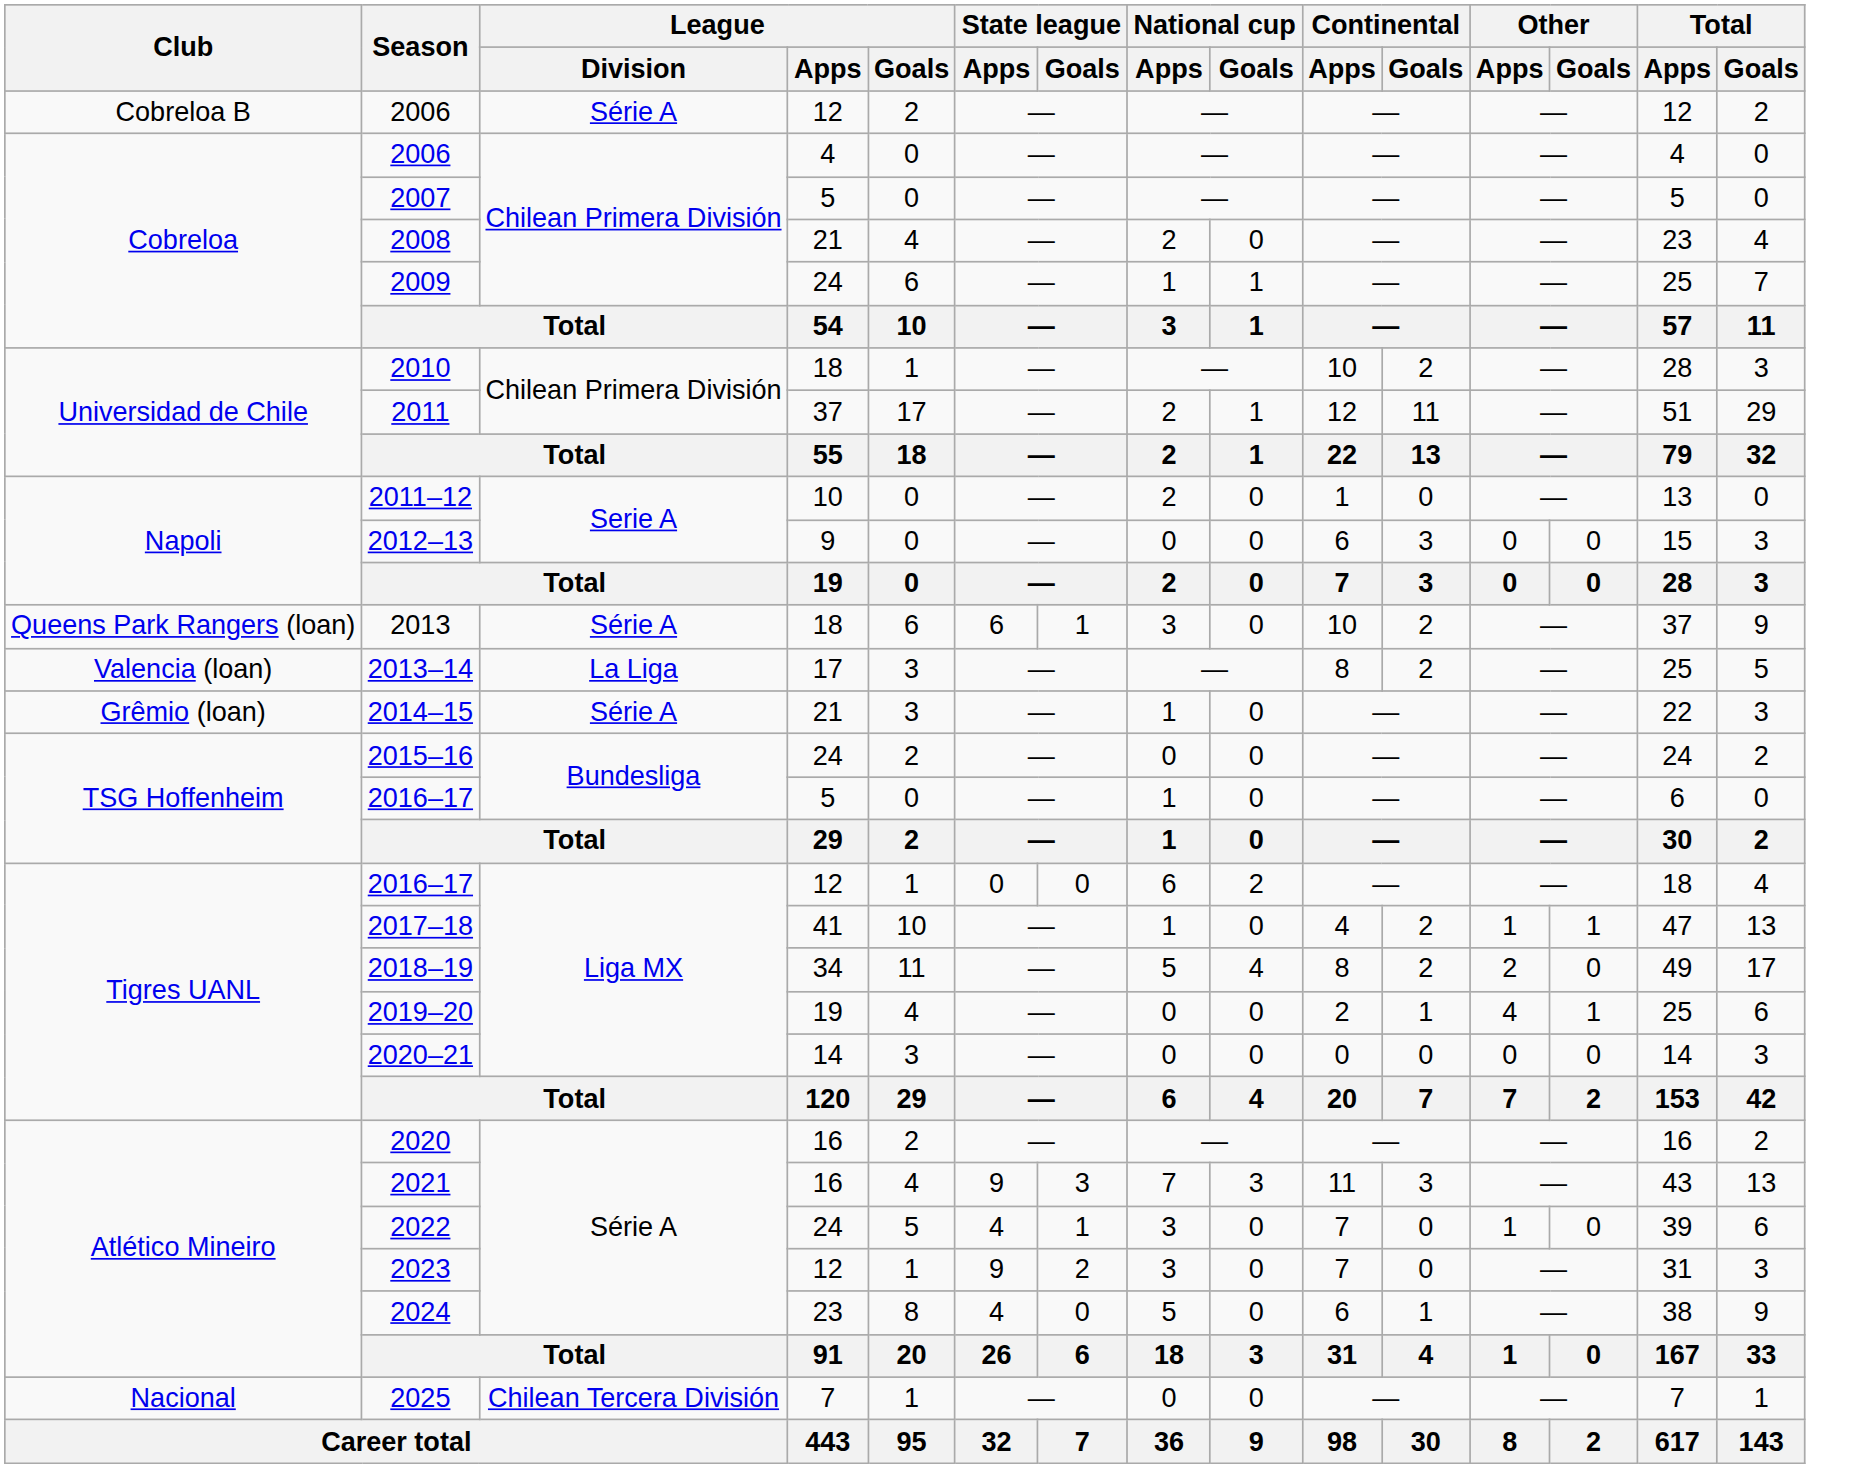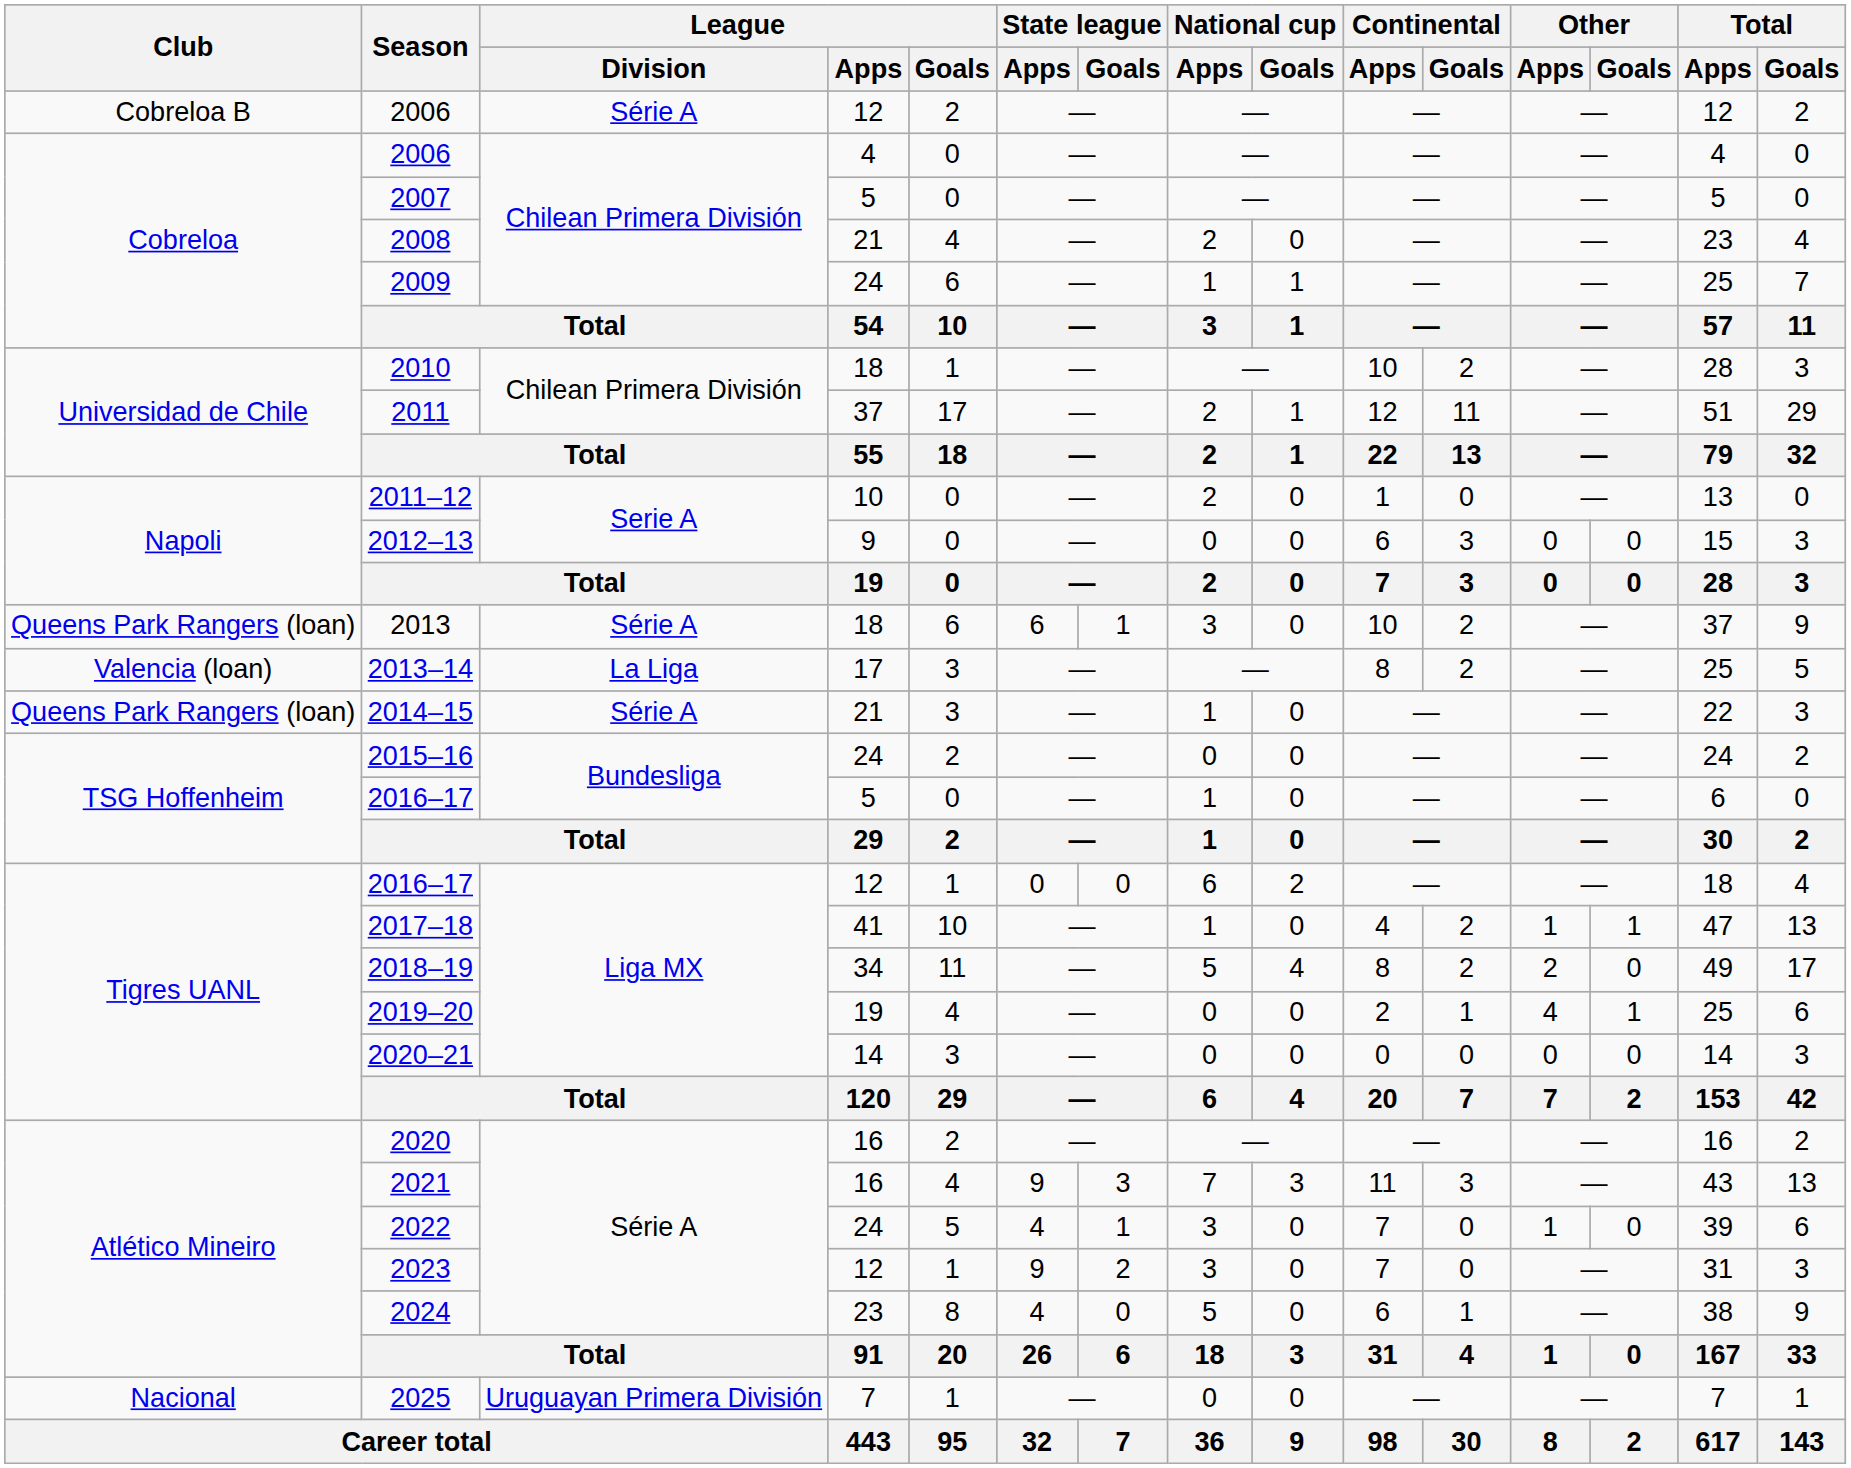(183, 712) Grêmio (loan) -> (183, 712) Queens Park Rangers (loan)
(634, 1398) Chilean Tercera División -> (654, 1398) Uruguayan Primera División
